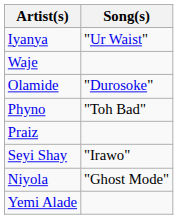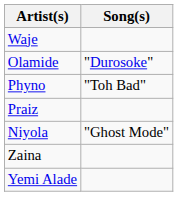- row: (28, 39)
- row: (38, 156)
+ row: (25, 156)
